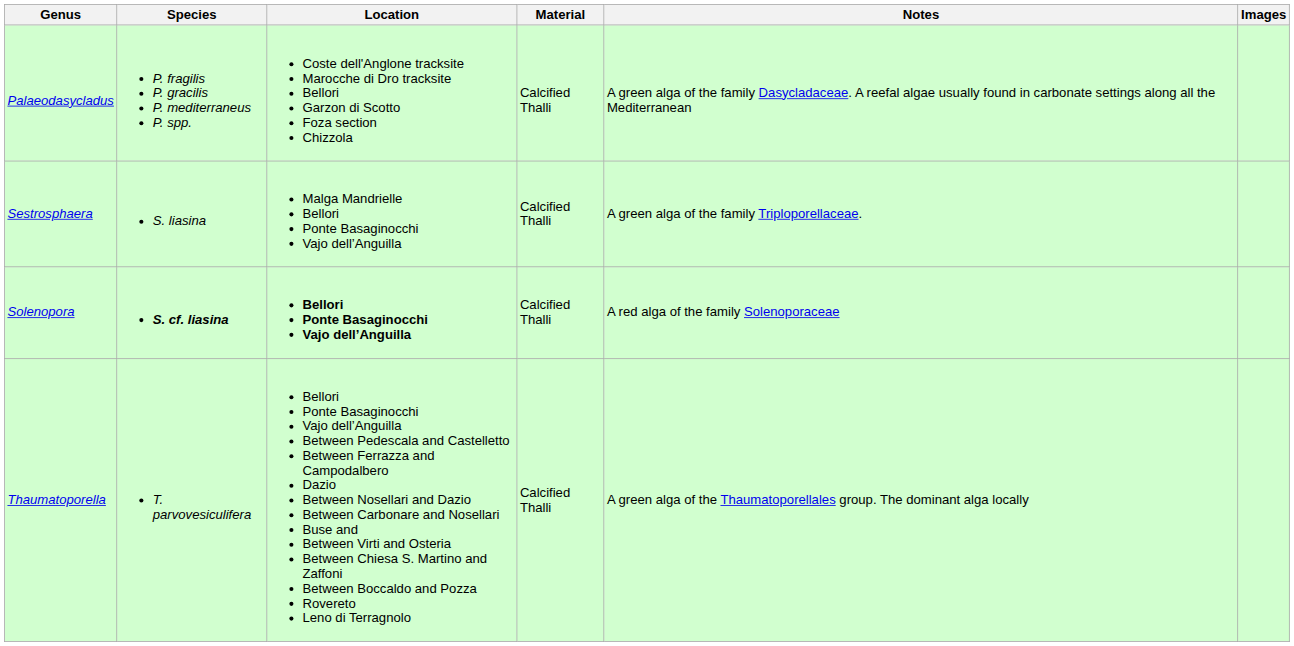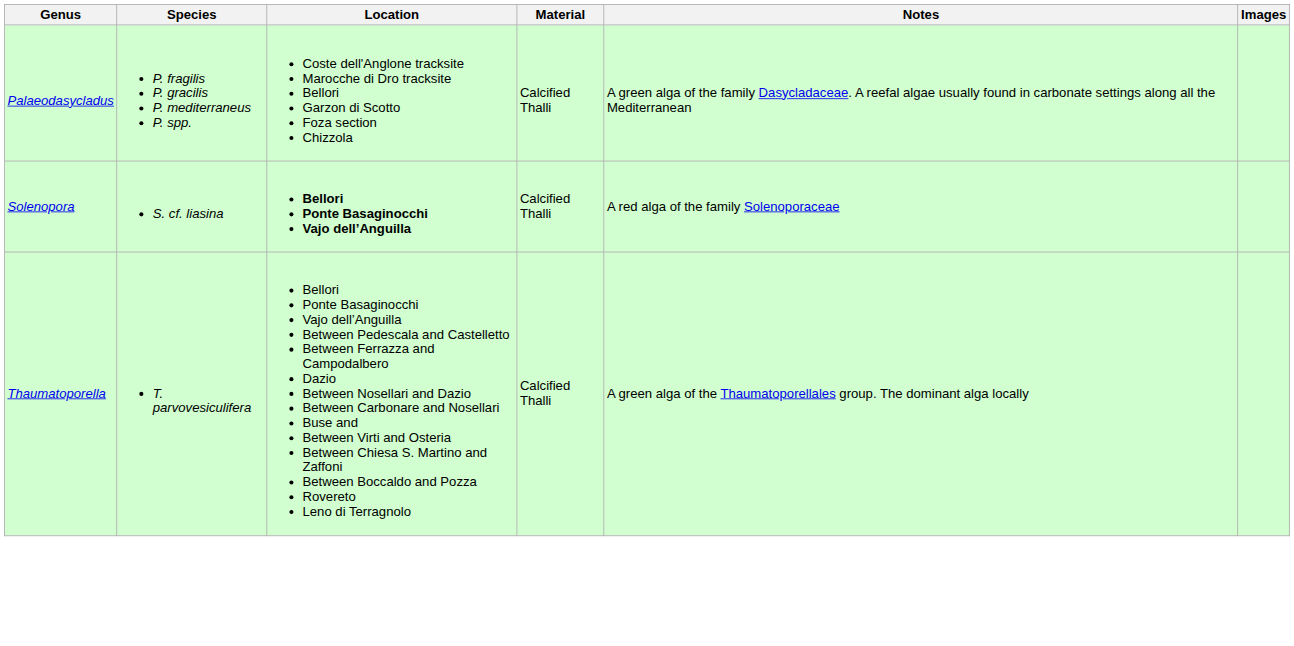- row: (50, 213)
(192, 320) bold -> (192, 214) normal
